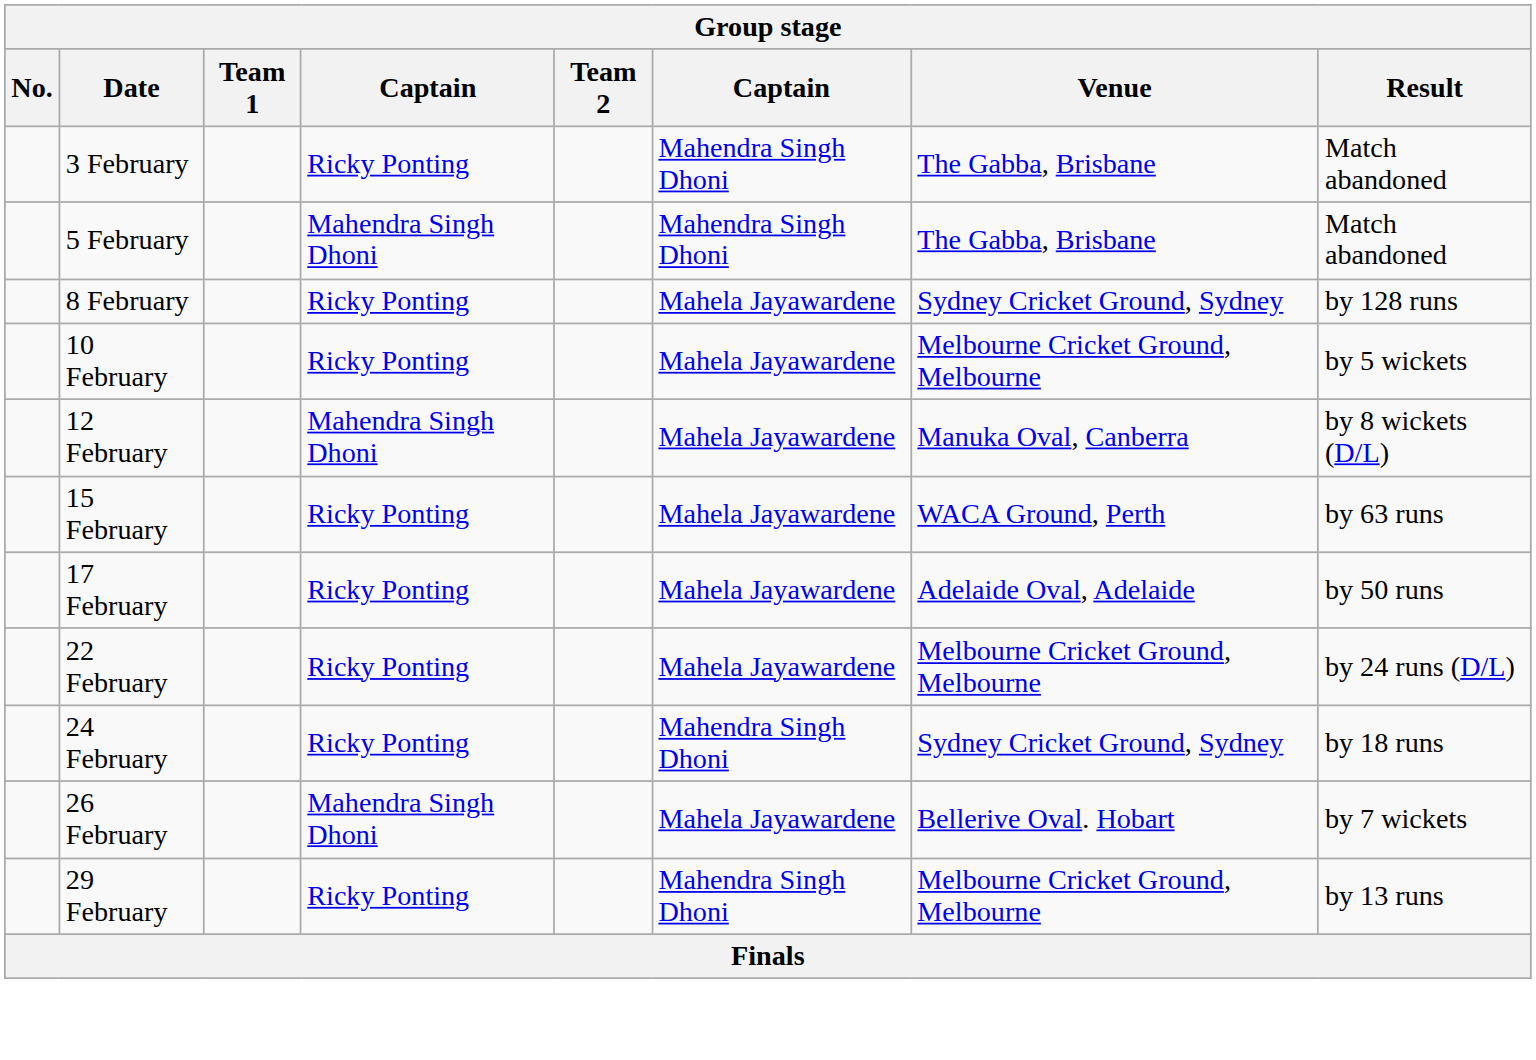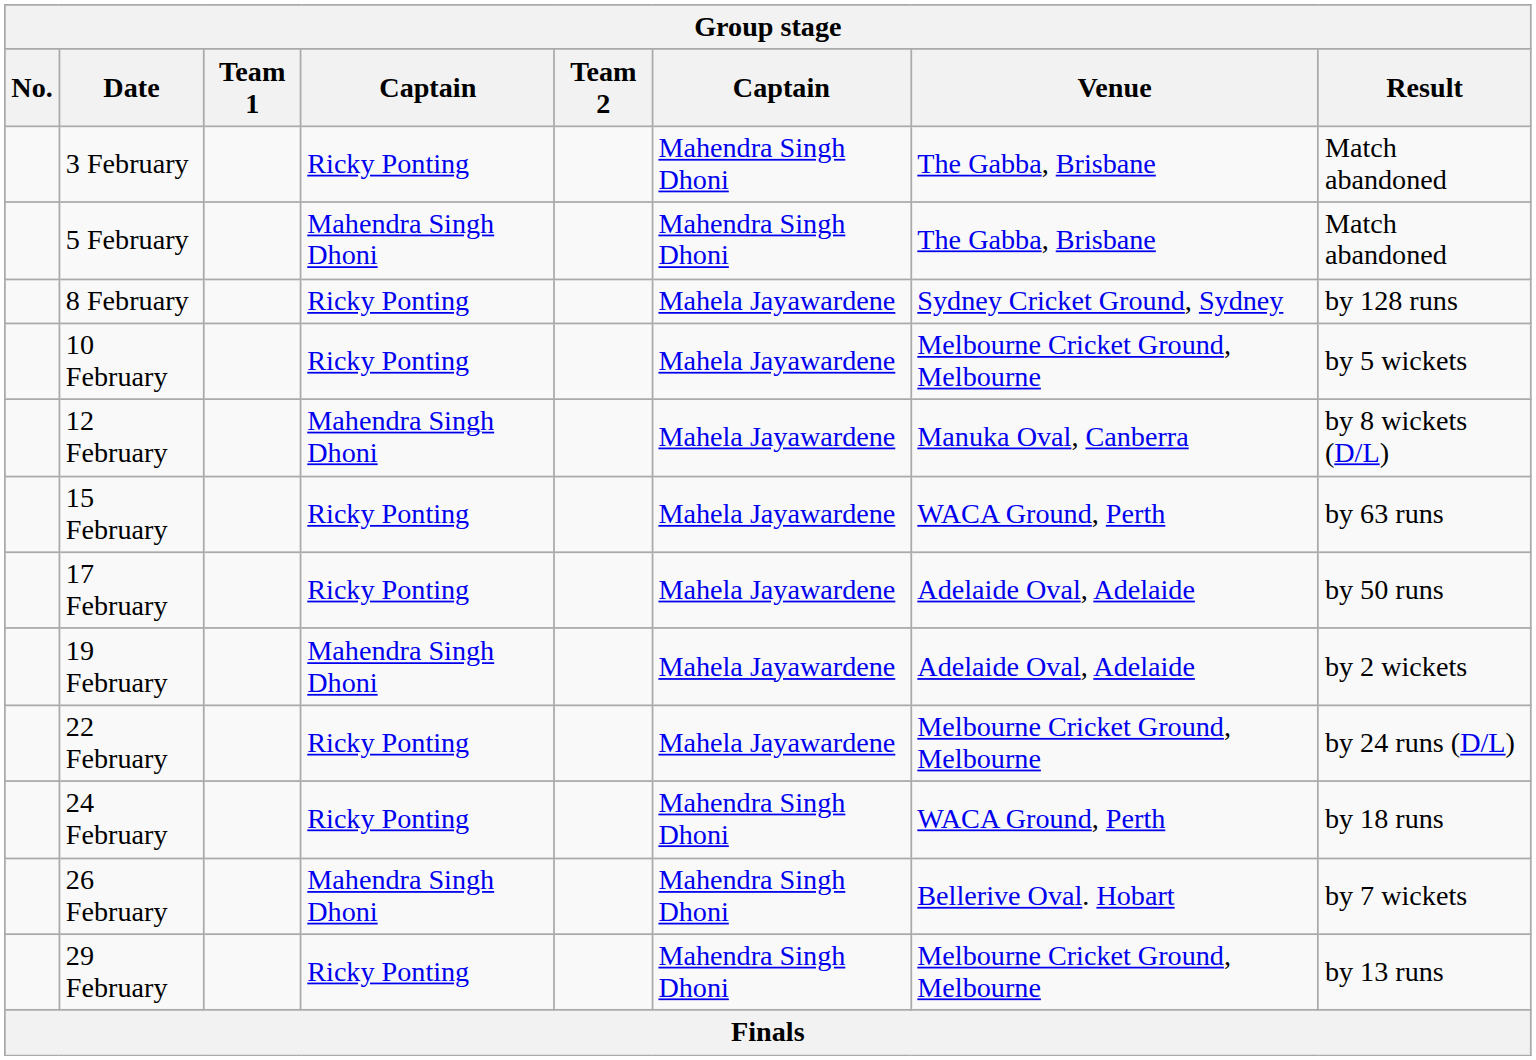+ row: (117, 666)
(1100, 742) Sydney Cricket Ground, Sydney -> (1041, 819) WACA Ground, Perth
(777, 819) Mahela Jayawardene -> (752, 895) Mahendra Singh Dhoni
